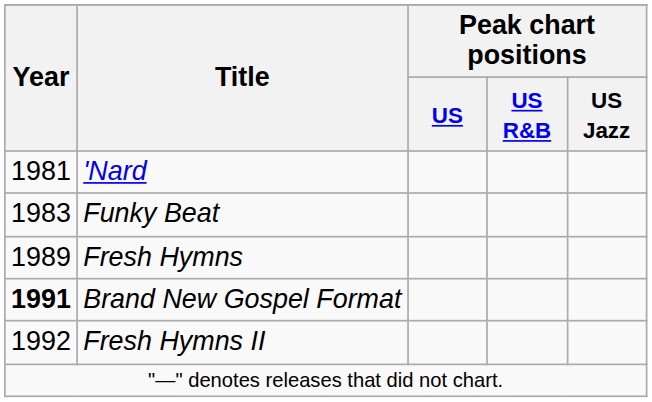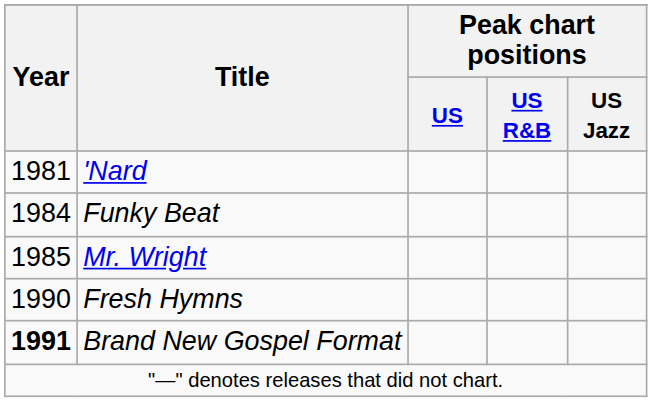(41, 214) 1983 -> (41, 214) 1984
+ row: (145, 256)
(41, 256) 1989 -> (41, 299) 1990
- row: (174, 342)
